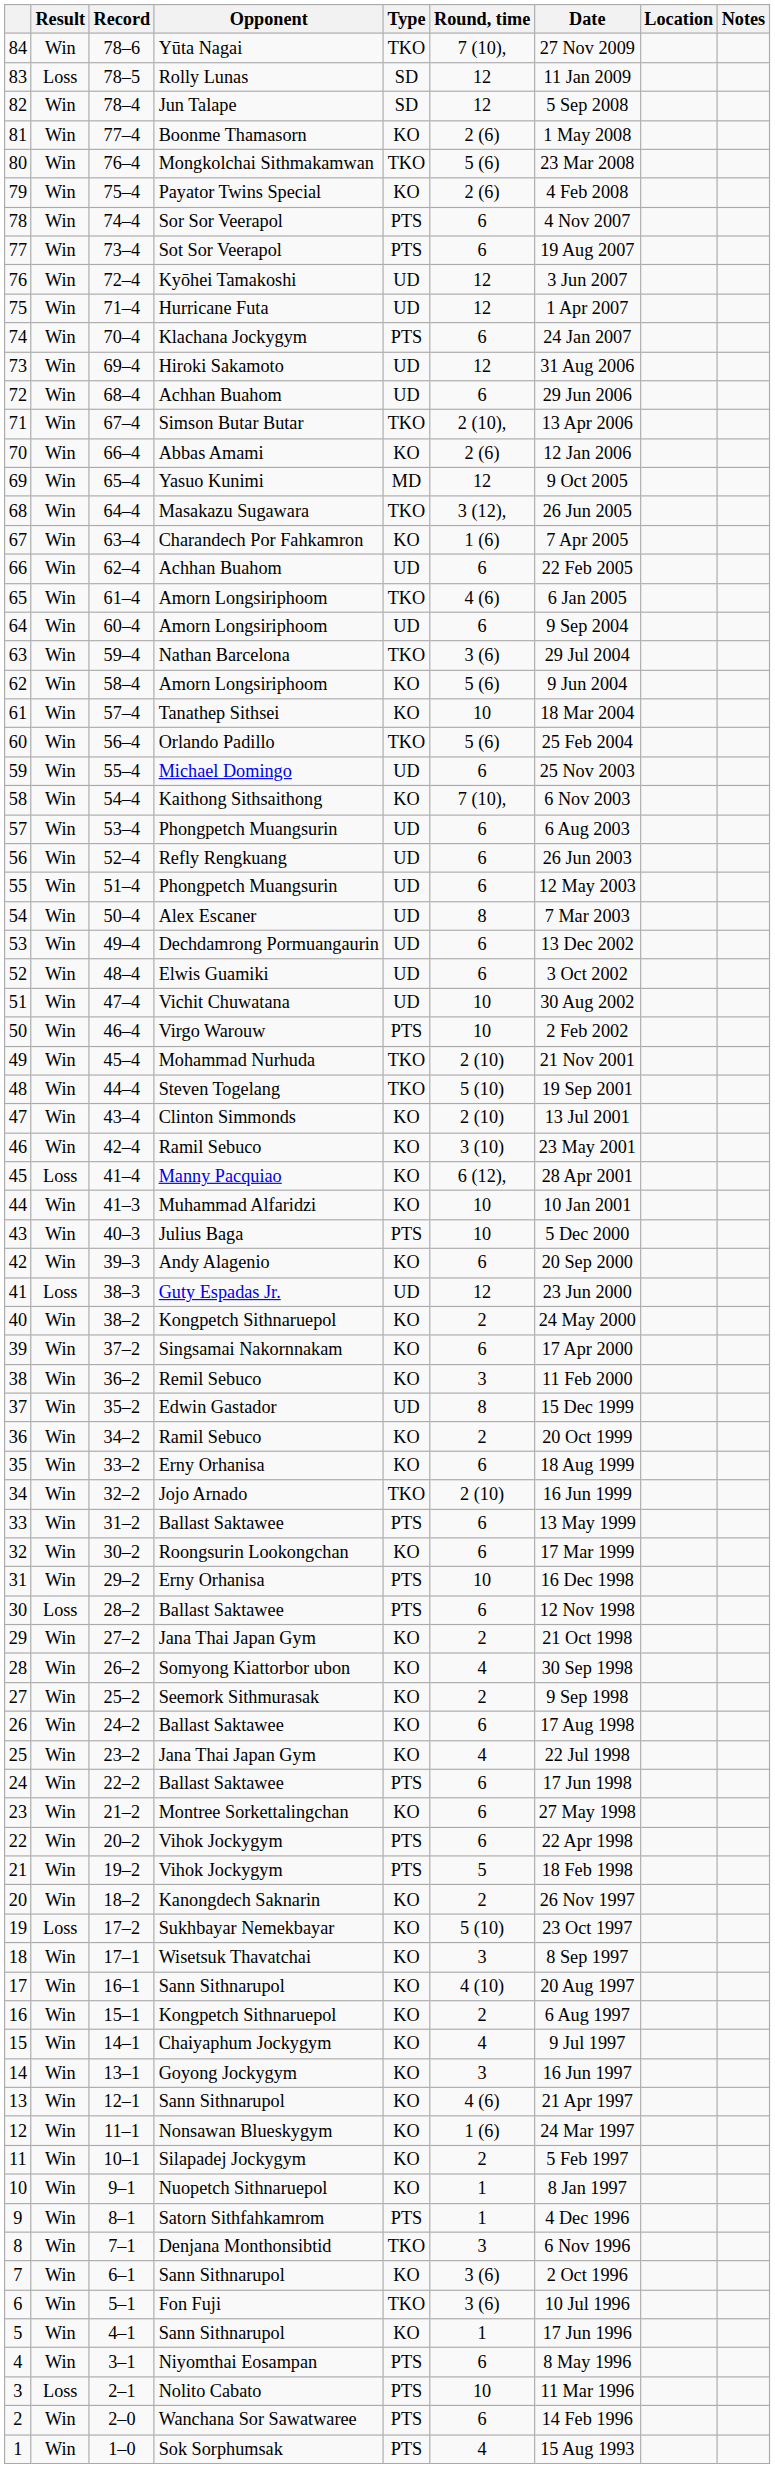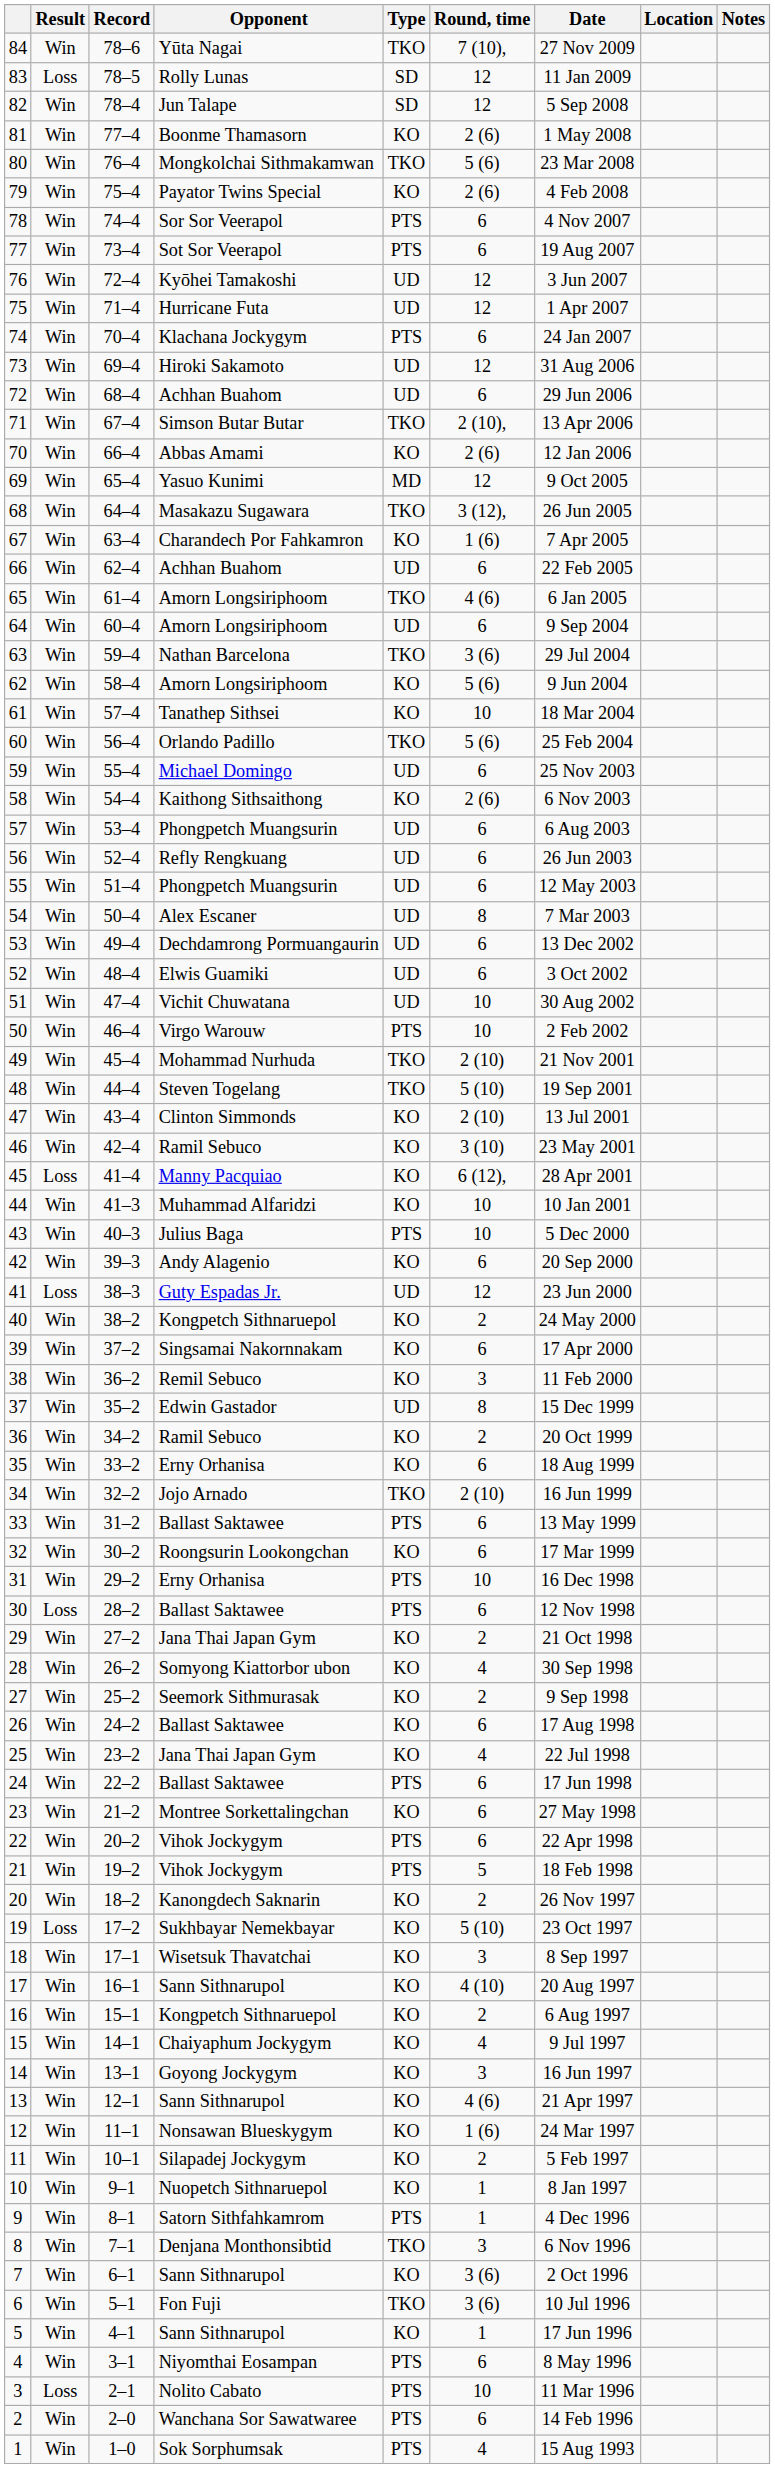(482, 800) 7 (10), -> (482, 800) 2 (6)
